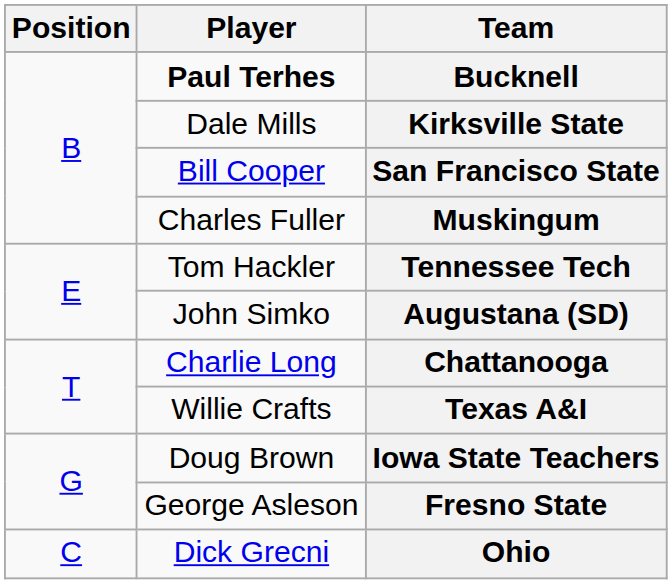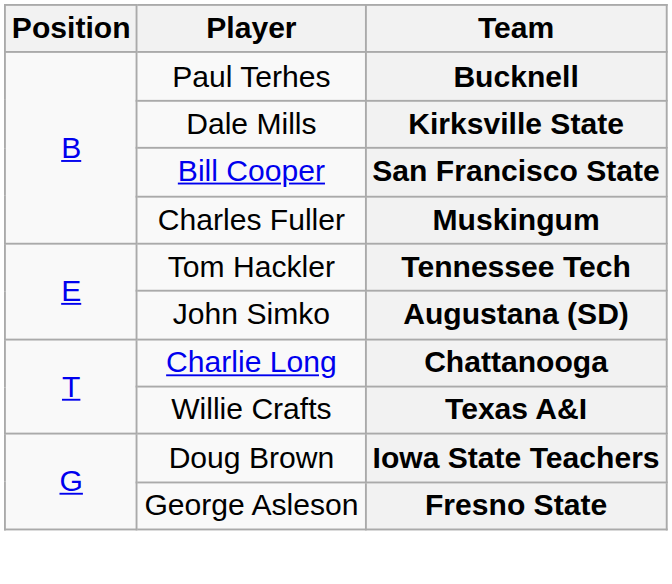(251, 76) bold -> (251, 76) normal
- row: (516, 553)
